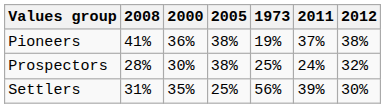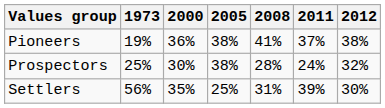columns swapped: (272, 17) <-> (142, 17)
